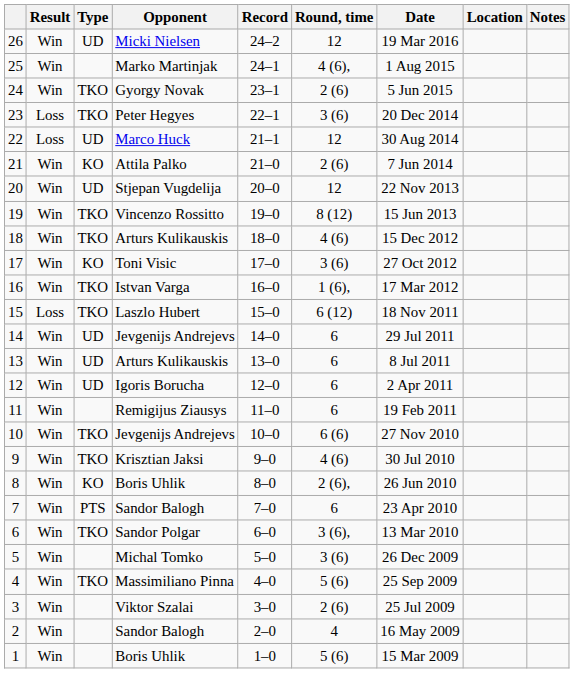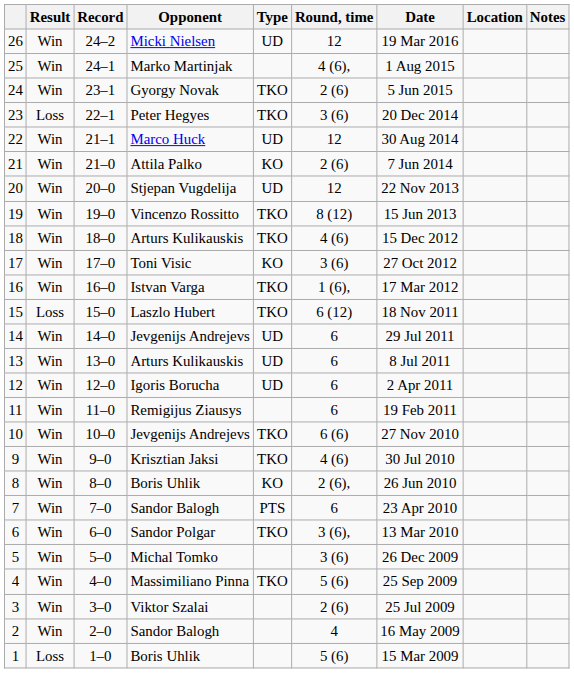columns swapped: (265, 16) <-> (93, 16)
(50, 139) Loss -> (50, 139) Win
(50, 655) Win -> (50, 655) Loss
